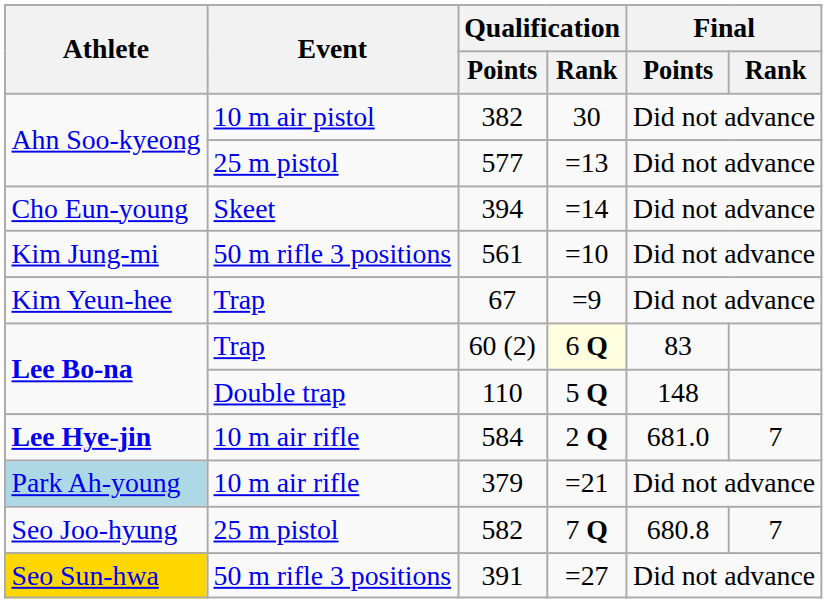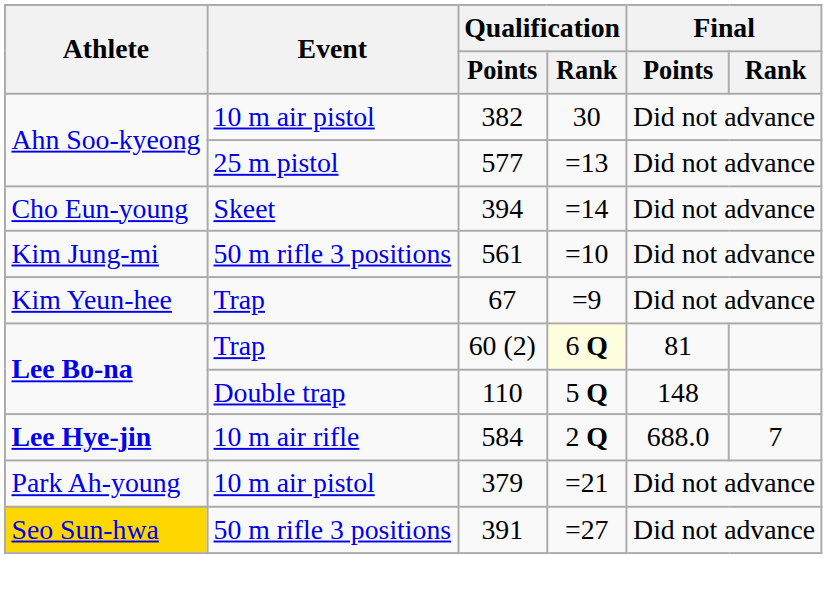(678, 346) 83 -> (678, 346) 81
(678, 437) 681.0 -> (678, 437) 688.0
(96, 483) lightblue background -> (96, 483) no background
(286, 483) 10 m air rifle -> (294, 483) 10 m air pistol
- row: (502, 529)
